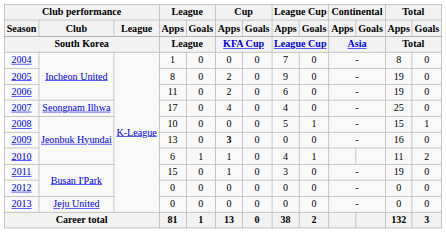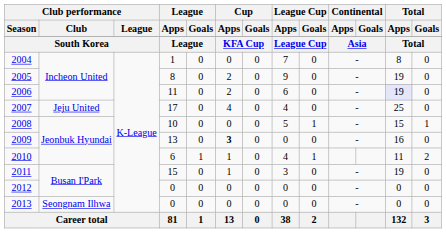(399, 92) no background -> (399, 92) lavender background
(76, 108) Seongnam Ilhwa -> (76, 108) Jeju United
(76, 204) Jeju United -> (76, 204) Seongnam Ilhwa
